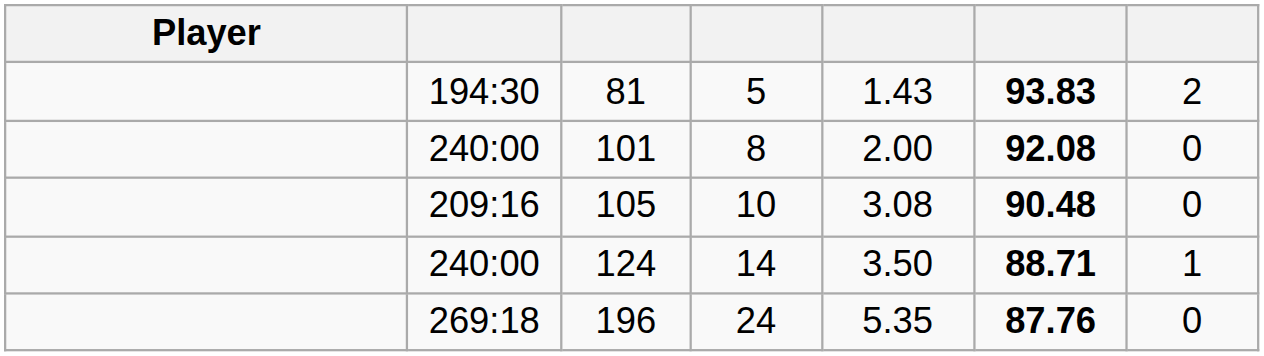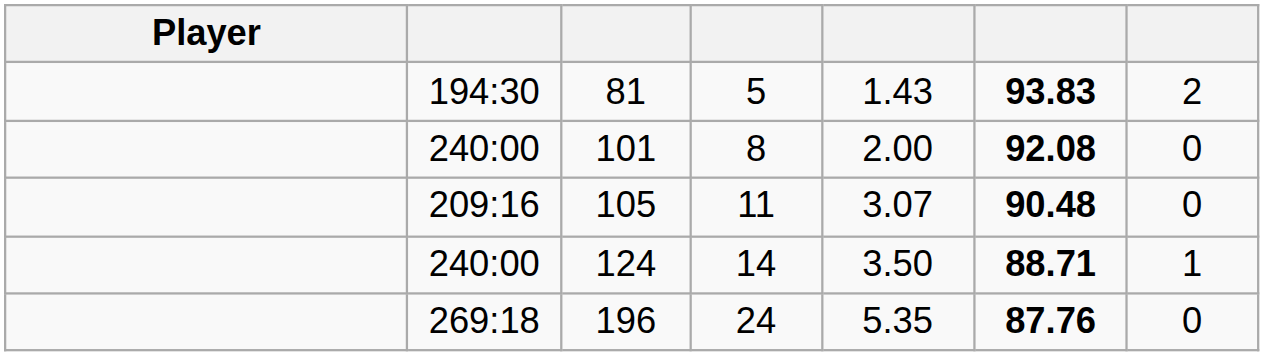(756, 206) 10 -> (756, 206) 11
(898, 206) 3.08 -> (898, 206) 3.07
